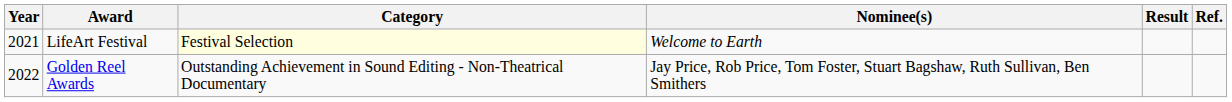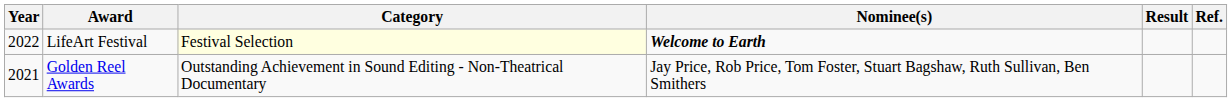(24, 41) 2021 -> (24, 41) 2022
(706, 41) normal -> (708, 41) bold
(24, 75) 2022 -> (24, 75) 2021
